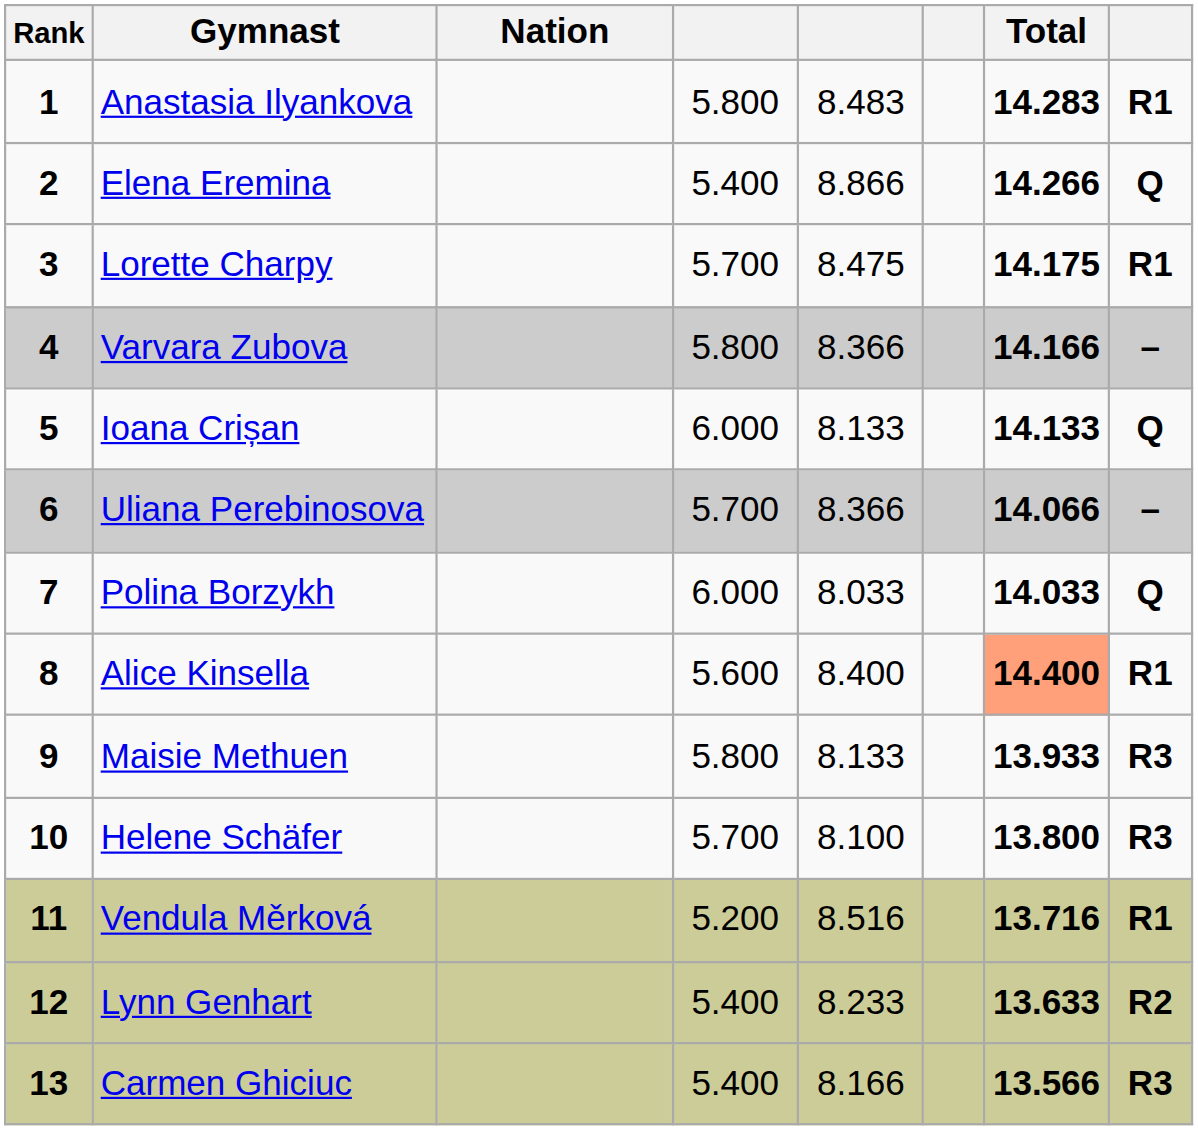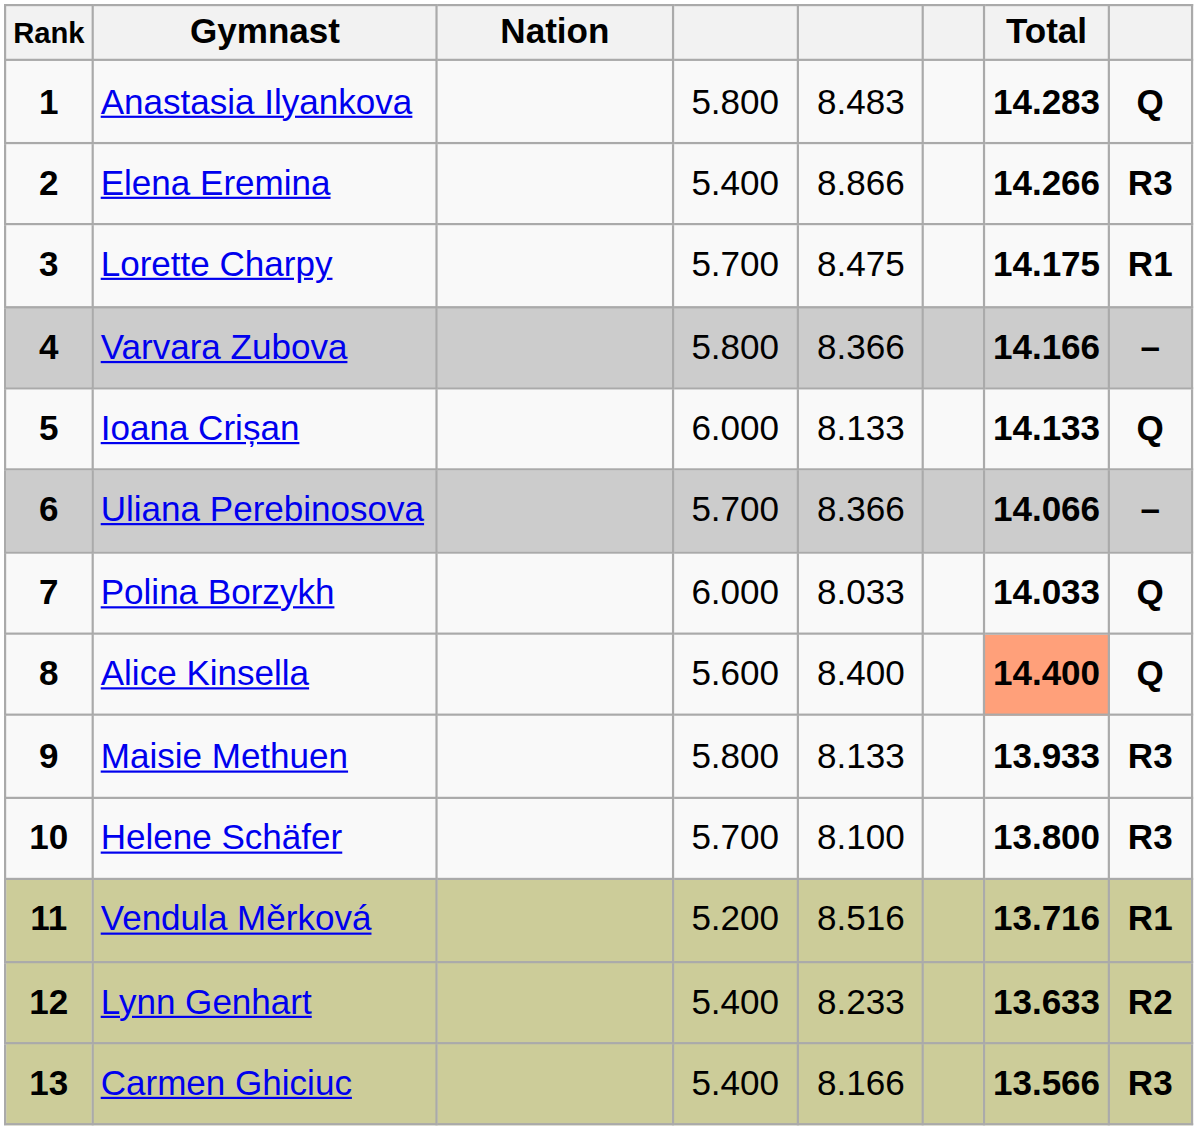(1150, 100) R1 -> (1150, 100) Q
(1150, 182) Q -> (1150, 182) R3
(1150, 673) R1 -> (1150, 673) Q
